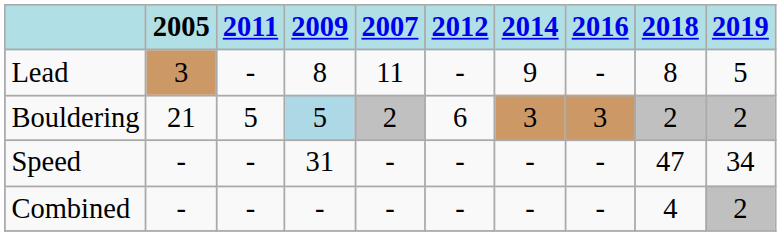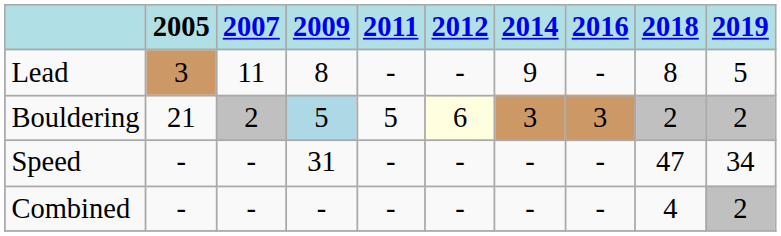columns swapped: (390, 27) <-> (251, 27)
(460, 117) no background -> (460, 117) lightyellow background
